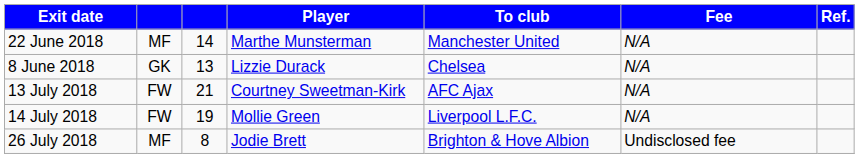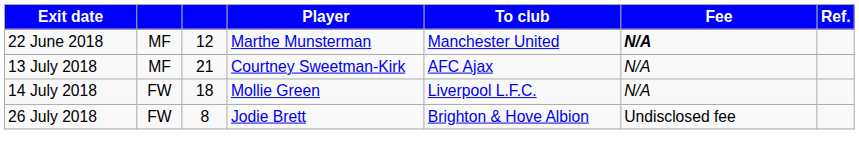(205, 41) 14 -> (205, 41) 12
(637, 41) normal -> (638, 41) bold
- row: (51, 66)
(159, 91) FW -> (159, 66) MF
(205, 116) 19 -> (205, 91) 18
(159, 141) MF -> (159, 116) FW
